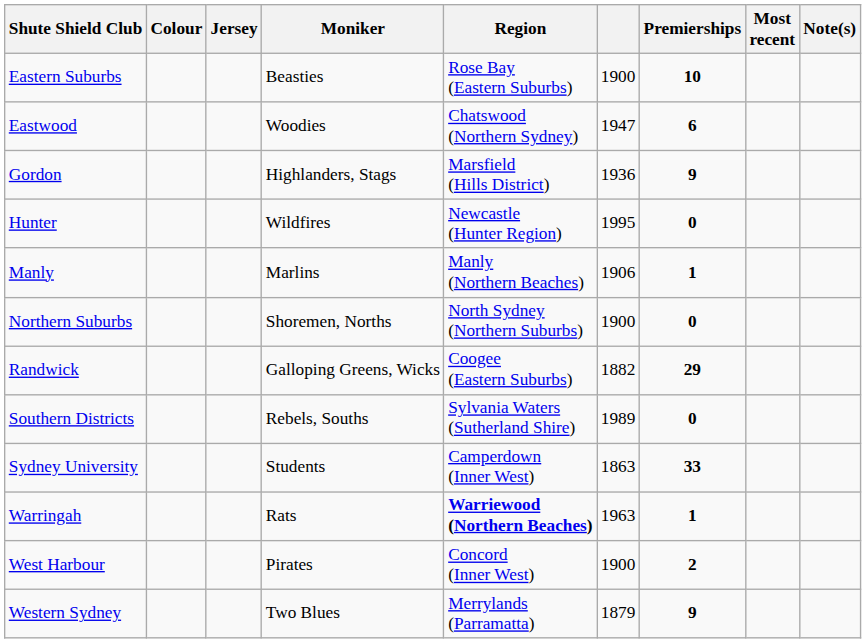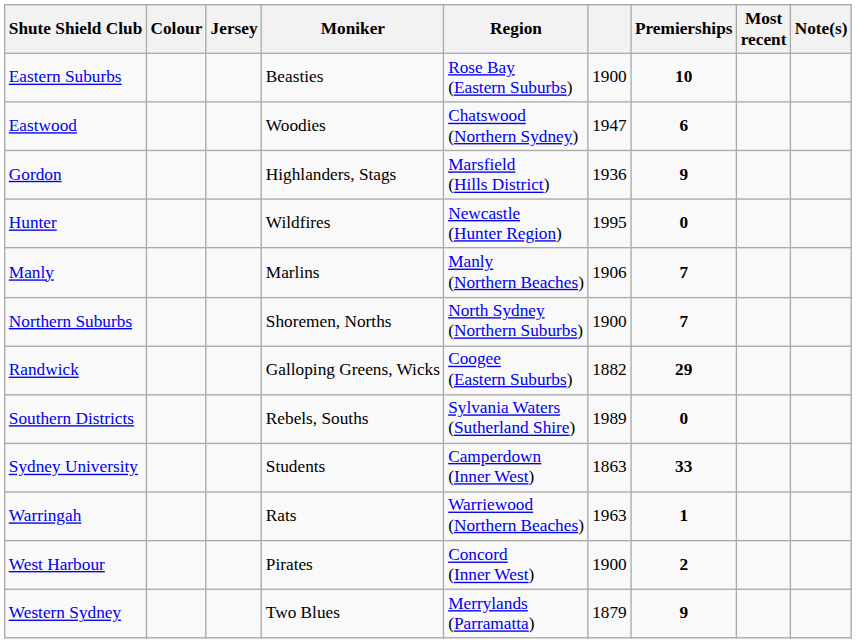(692, 272) 1 -> (684, 272) 7
(692, 321) 0 -> (684, 321) 7
(520, 515) bold -> (516, 515) normal
